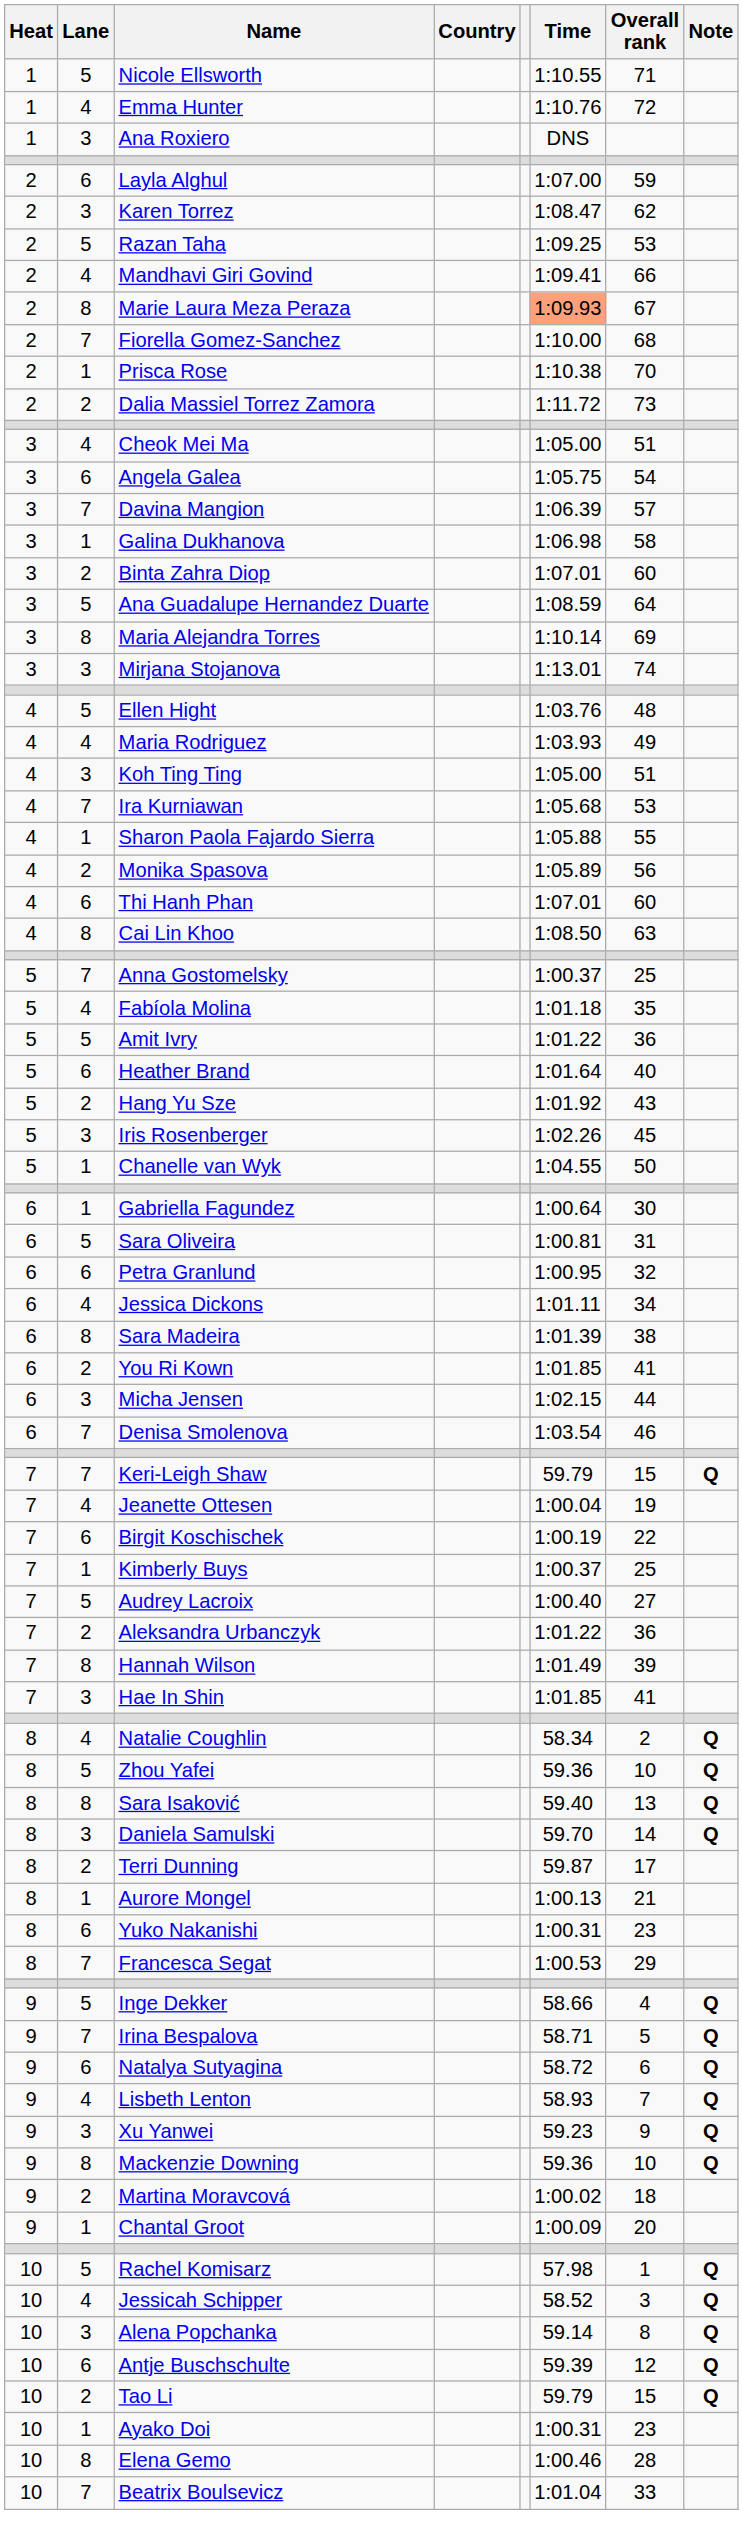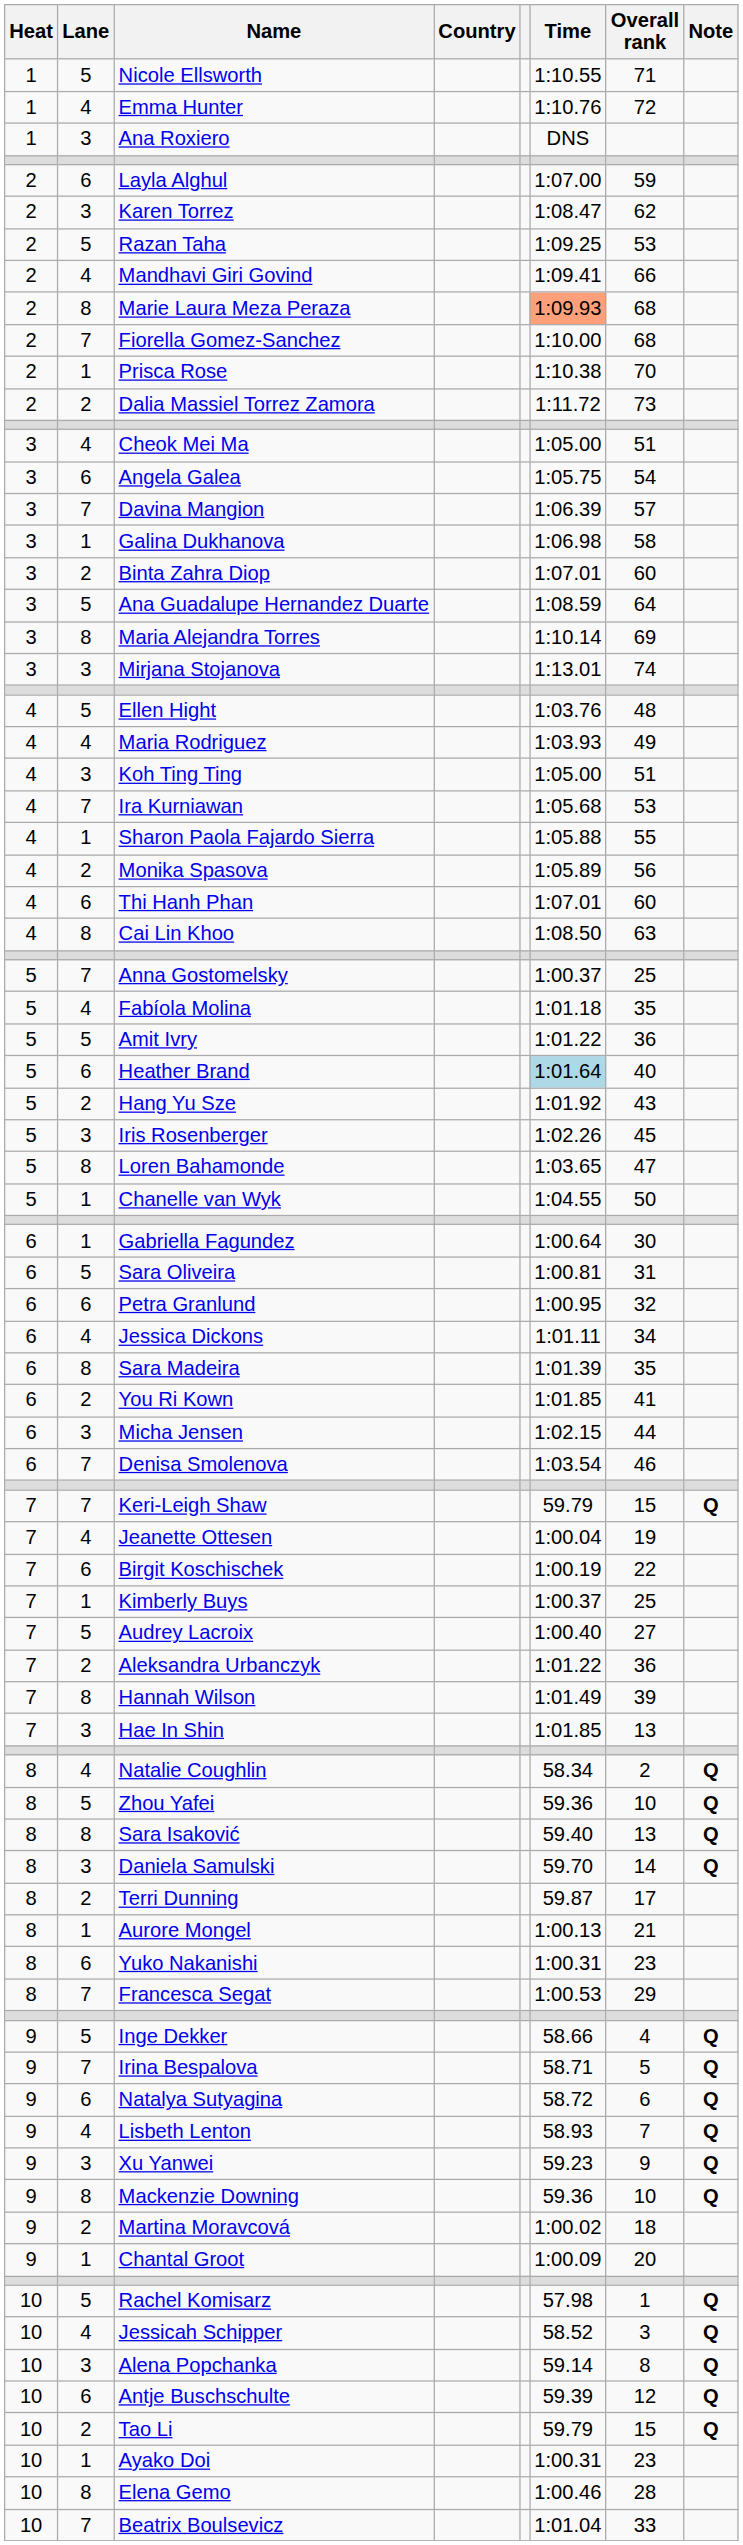(645, 308) 67 -> (645, 308) 68
(568, 1071) no background -> (568, 1071) lightblue background
+ row: (31, 1167)
(645, 1336) 38 -> (645, 1368) 35
(645, 1697) 41 -> (645, 1729) 13
